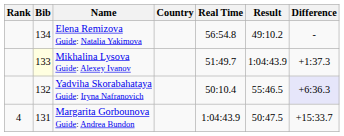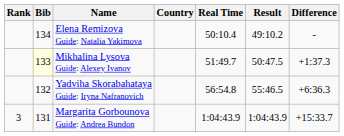(221, 34) 56:54.8 -> (221, 34) 50:10.4
(267, 62) 1:04:43.9 -> (267, 62) 50:47.5
(221, 90) 50:10.4 -> (221, 90) 56:54.8
(314, 90) lavender background -> (314, 90) no background
(19, 117) 4 -> (19, 117) 3
(267, 117) 50:47.5 -> (267, 117) 1:04:43.9
